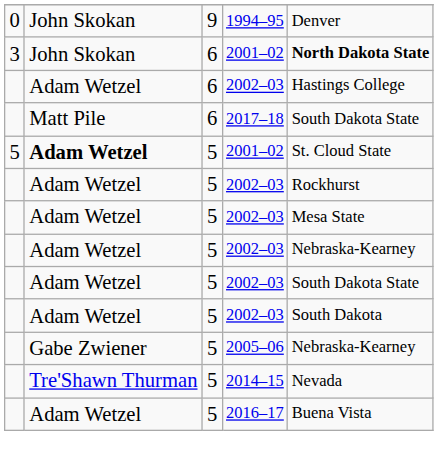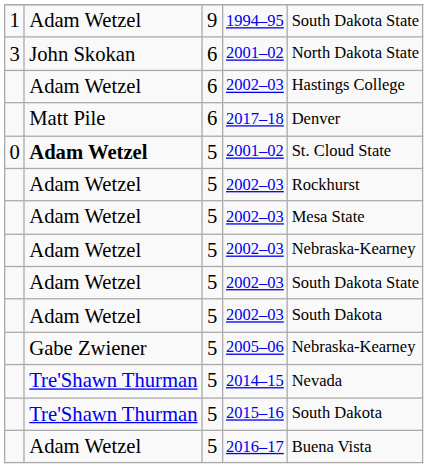(15, 20) 0 -> (15, 20) 1
(82, 20) John Skokan -> (85, 20) Adam Wetzel
(316, 20) Denver -> (355, 20) South Dakota State
(360, 53) bold -> (355, 53) normal
(355, 119) South Dakota State -> (316, 119) Denver
(15, 151) 5 -> (15, 151) 0
+ row: (212, 413)
